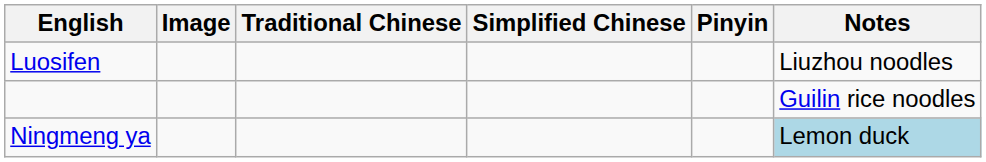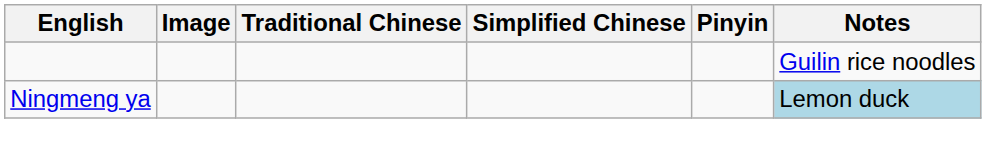- row: (55, 61)
